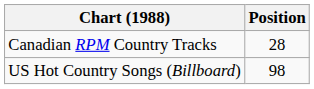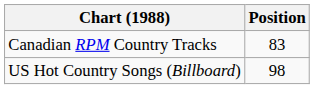(277, 44) 28 -> (277, 44) 83
